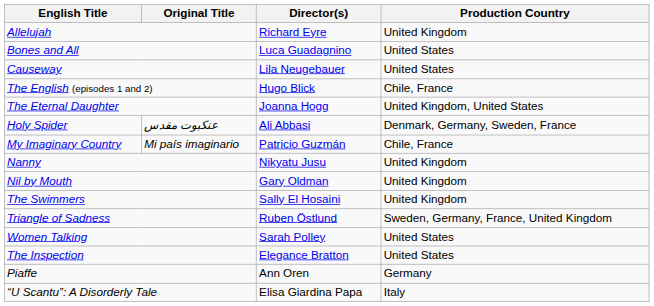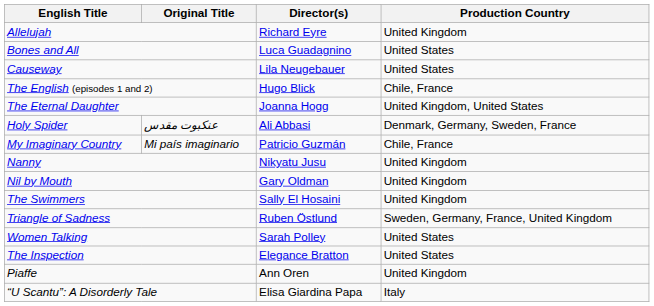(408, 273) Germany -> (425, 273) United Kingdom
